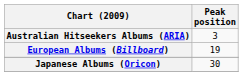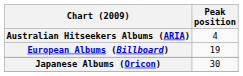(215, 36) 3 -> (215, 36) 4
